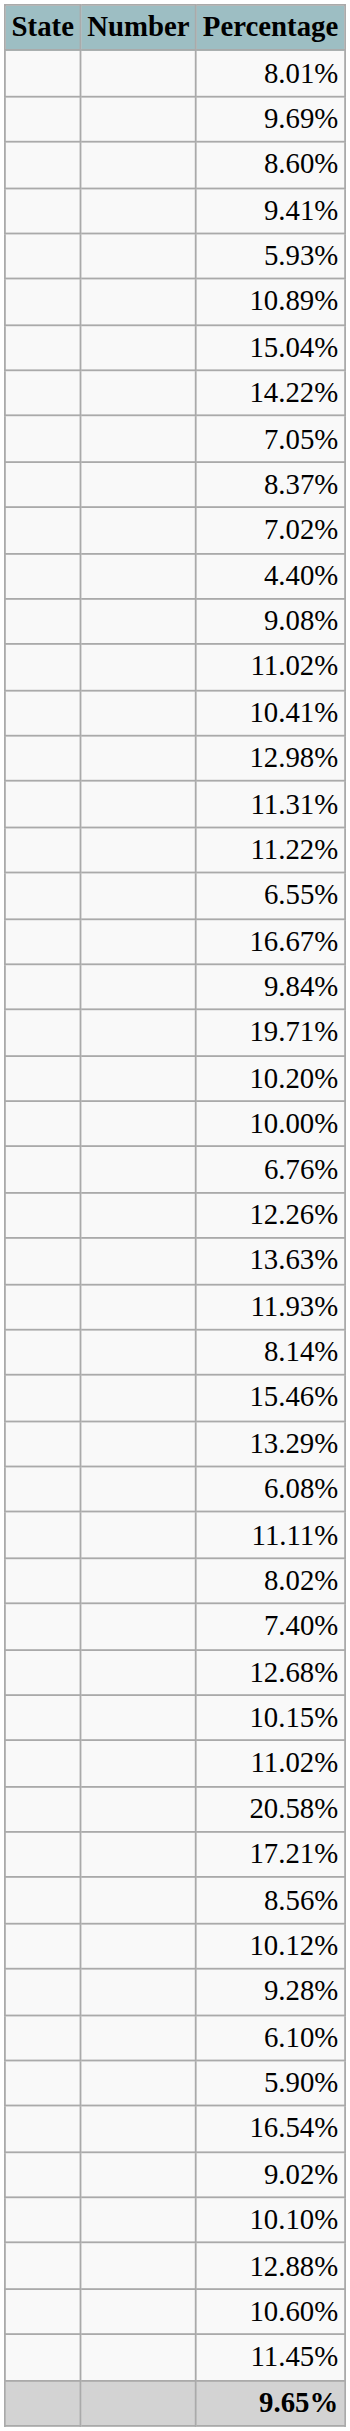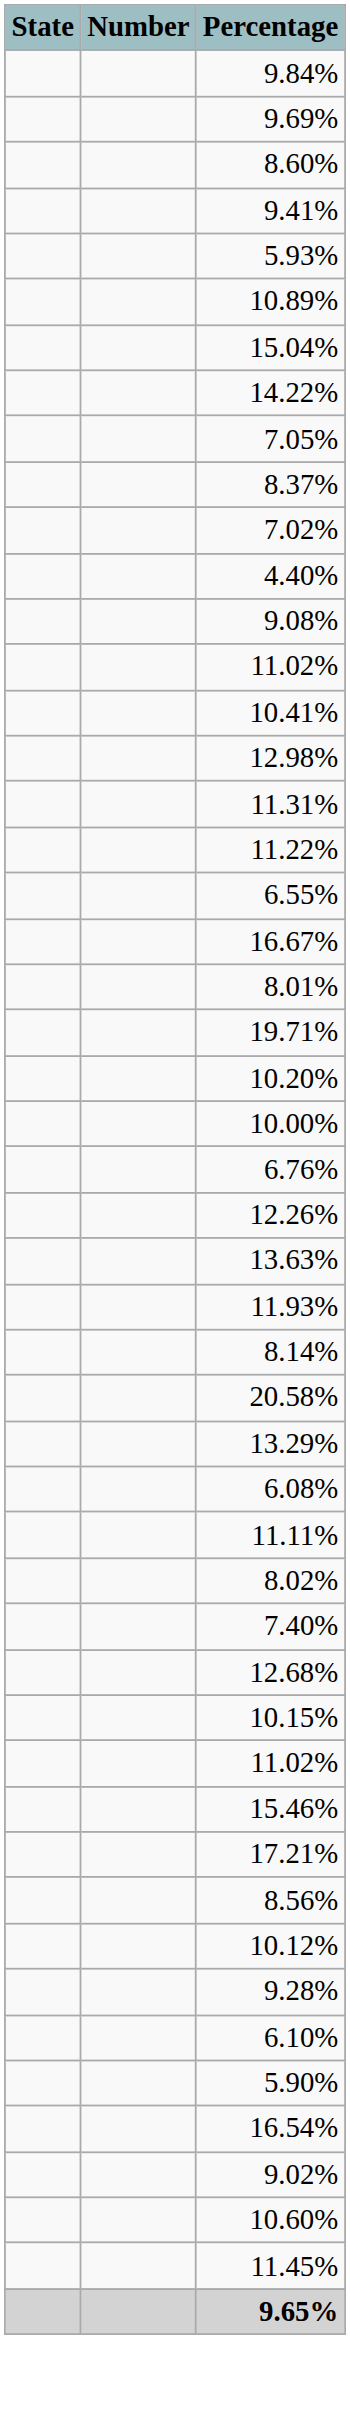rows swapped: (43, 73) <-> (43, 987)
rows swapped: (43, 1809) <-> (43, 1398)
- row: (43, 2220)
- row: (43, 2266)
